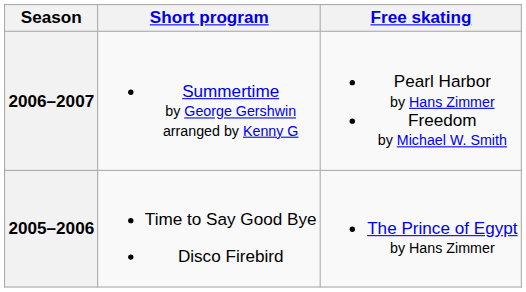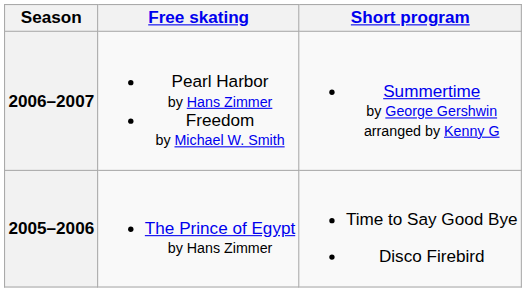columns swapped: (209, 18) <-> (421, 18)
